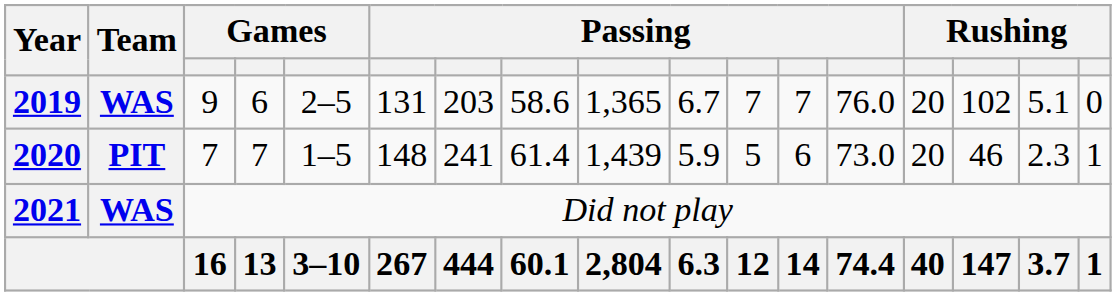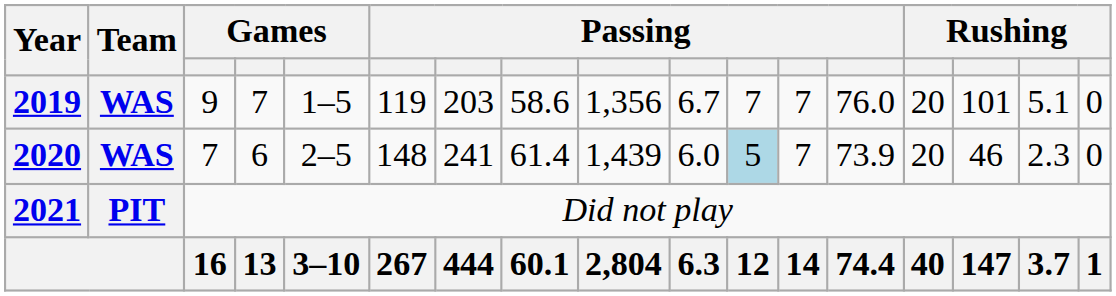(260, 101) 6 -> (260, 101) 7
(326, 101) 2–5 -> (326, 101) 1–5
(402, 101) 131 -> (402, 101) 119
(623, 101) 1,365 -> (623, 101) 1,356
(986, 101) 102 -> (986, 101) 101
(137, 155) PIT -> (137, 155) WAS
(260, 155) 7 -> (260, 155) 6
(326, 155) 1–5 -> (326, 155) 2–5
(699, 155) 5.9 -> (699, 155) 6.0
(753, 155) no background -> (753, 155) lightblue background
(803, 155) 6 -> (803, 155) 7
(865, 155) 73.0 -> (865, 155) 73.9
(1094, 155) 1 -> (1094, 155) 0
(137, 209) WAS -> (137, 209) PIT
